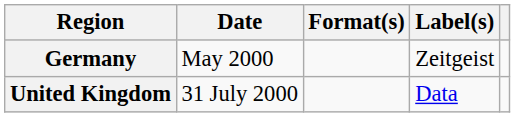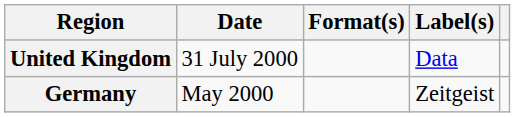rows swapped: (90, 58) <-> (90, 93)
